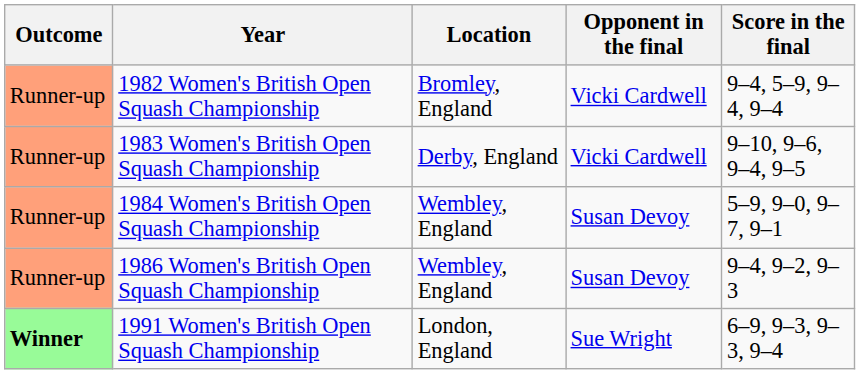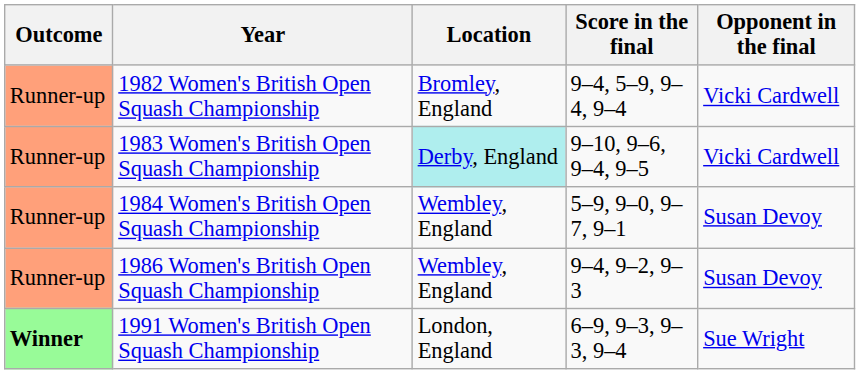columns swapped: (644, 34) <-> (788, 34)
(488, 156) no background -> (488, 156) paleturquoise background
